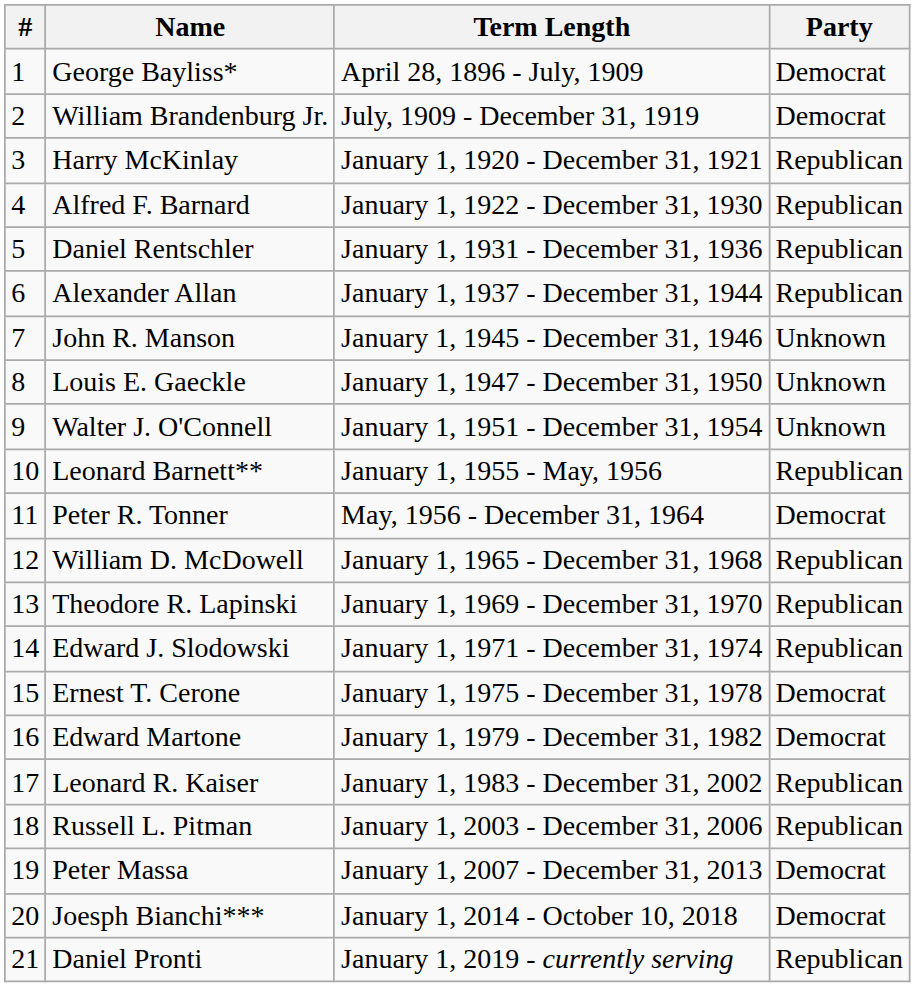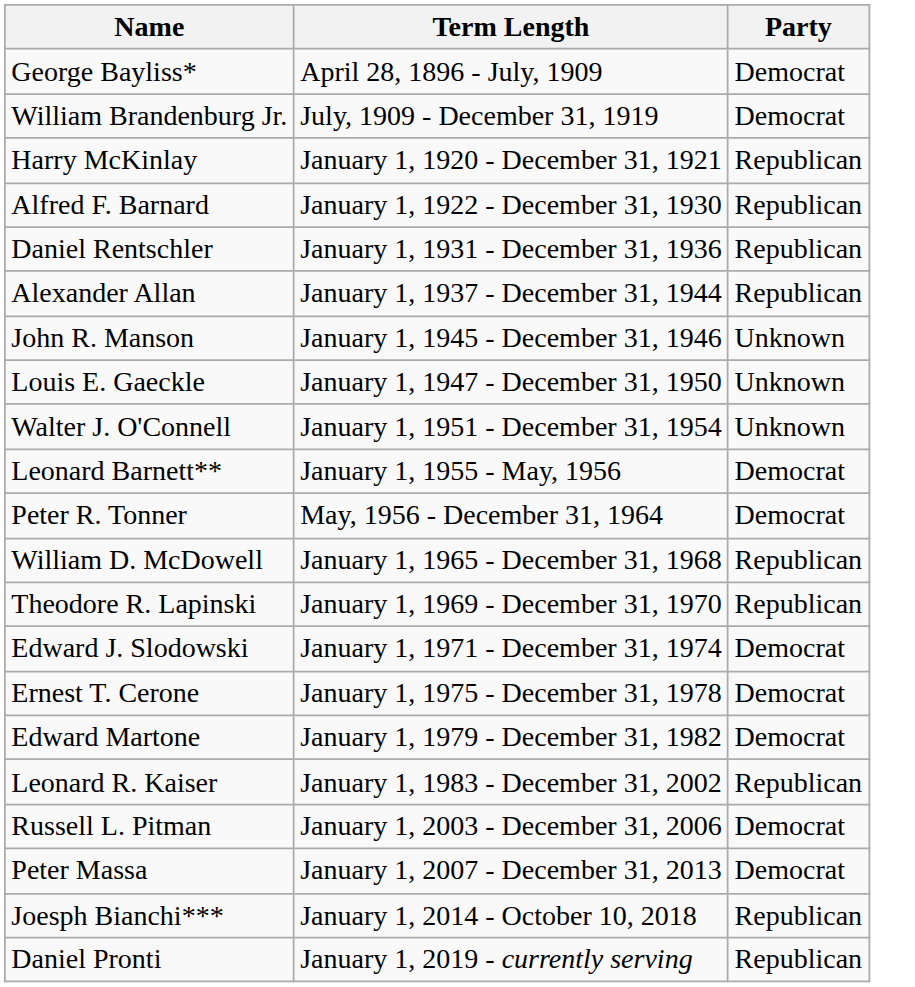- column: (25, 26)
(839, 470) Republican -> (790, 470) Democrat
(839, 648) Republican -> (790, 648) Democrat
(839, 826) Republican -> (790, 826) Democrat
(831, 914) Democrat -> (798, 914) Republican
